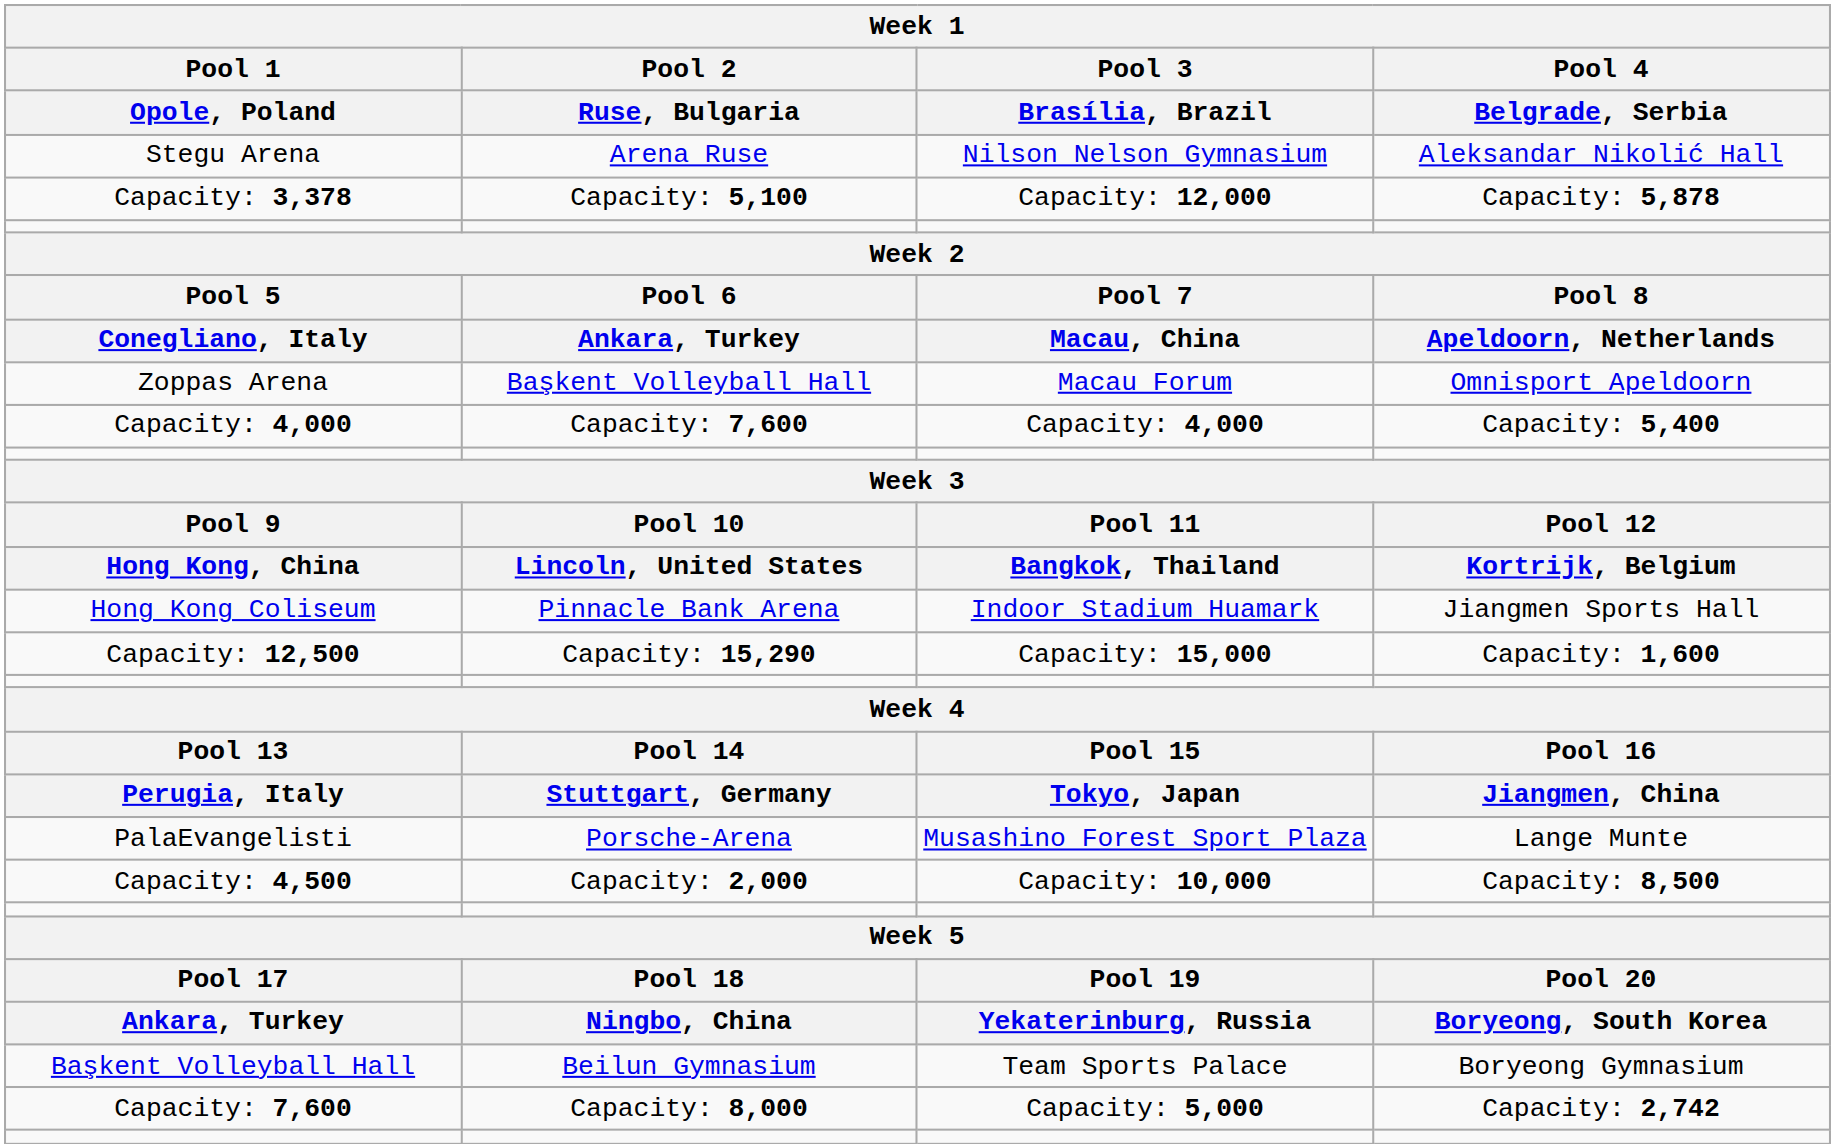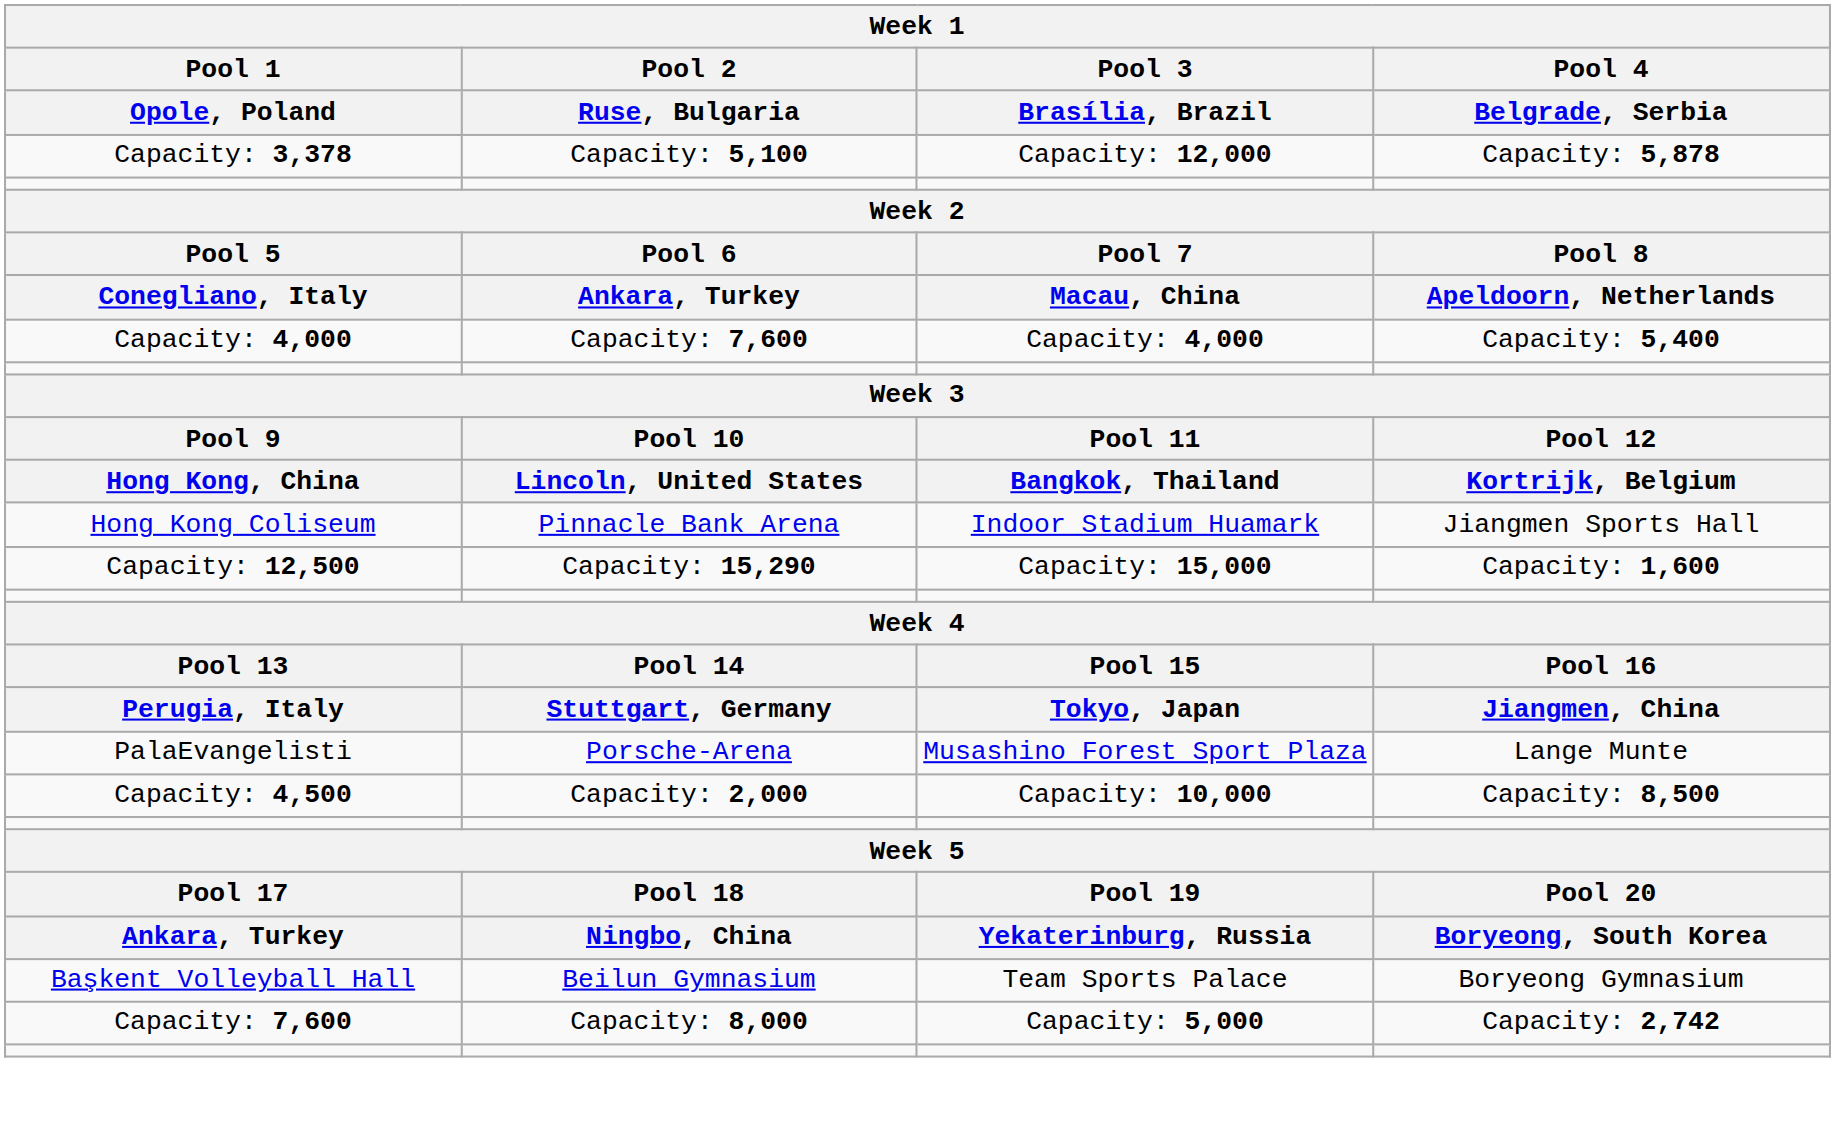- row: (233, 156)
- row: (233, 383)
